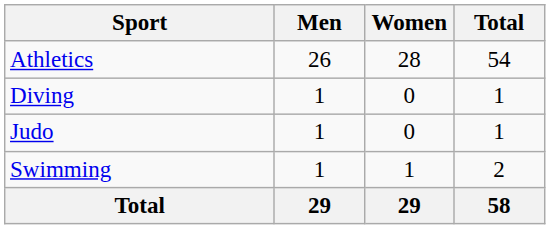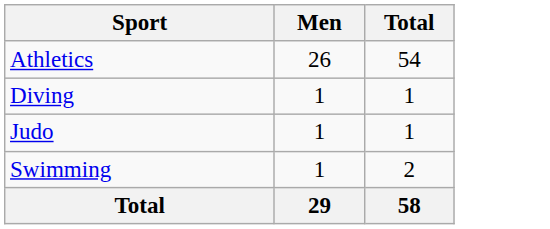- column: (409, 22)
